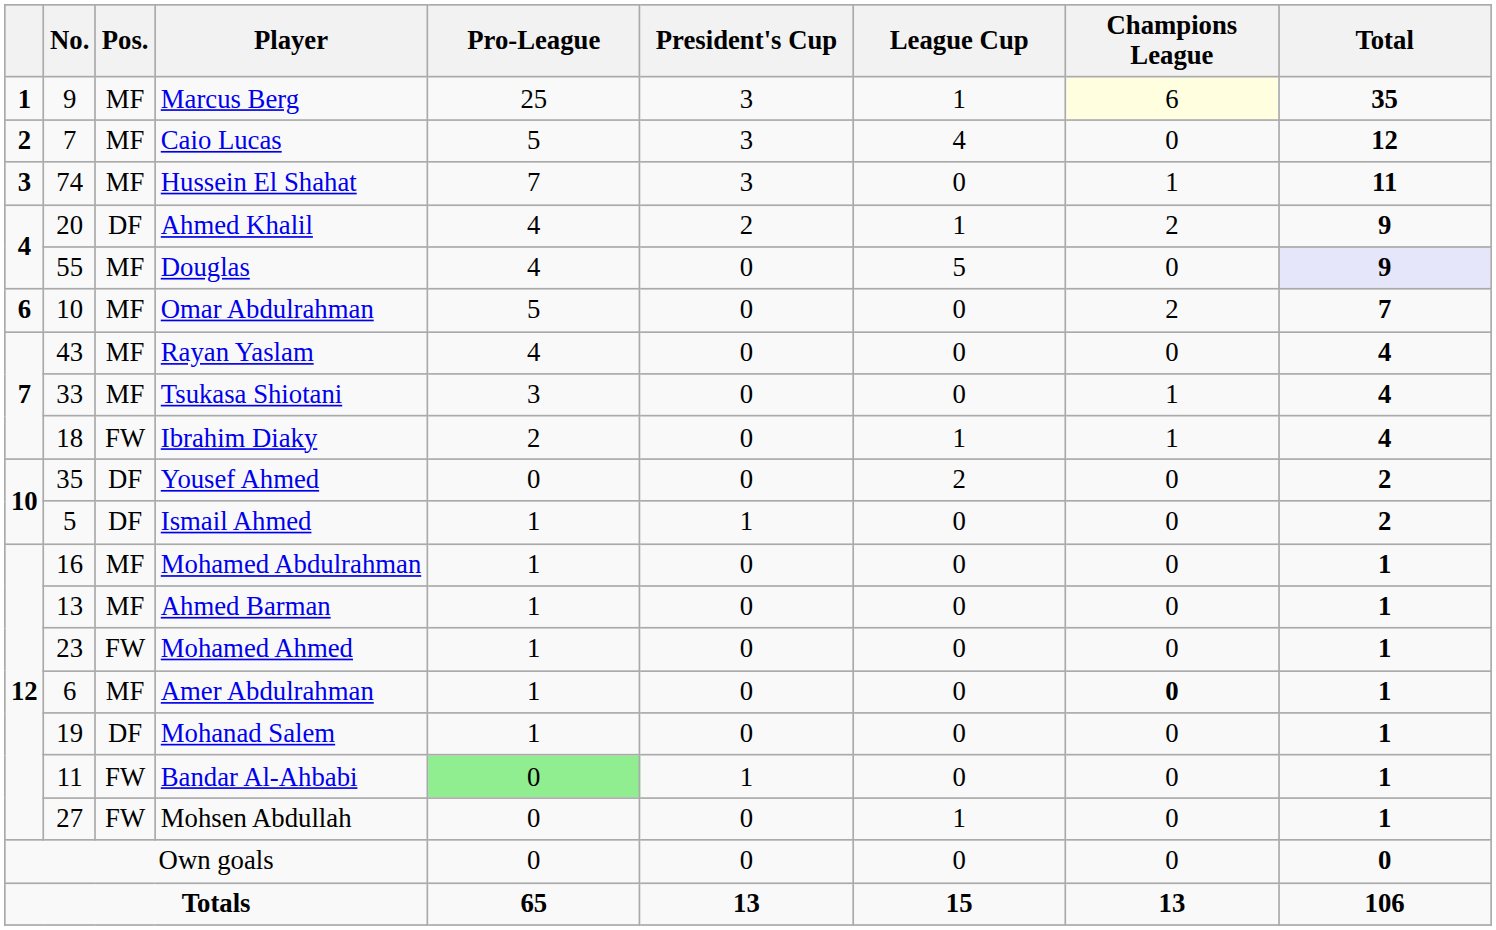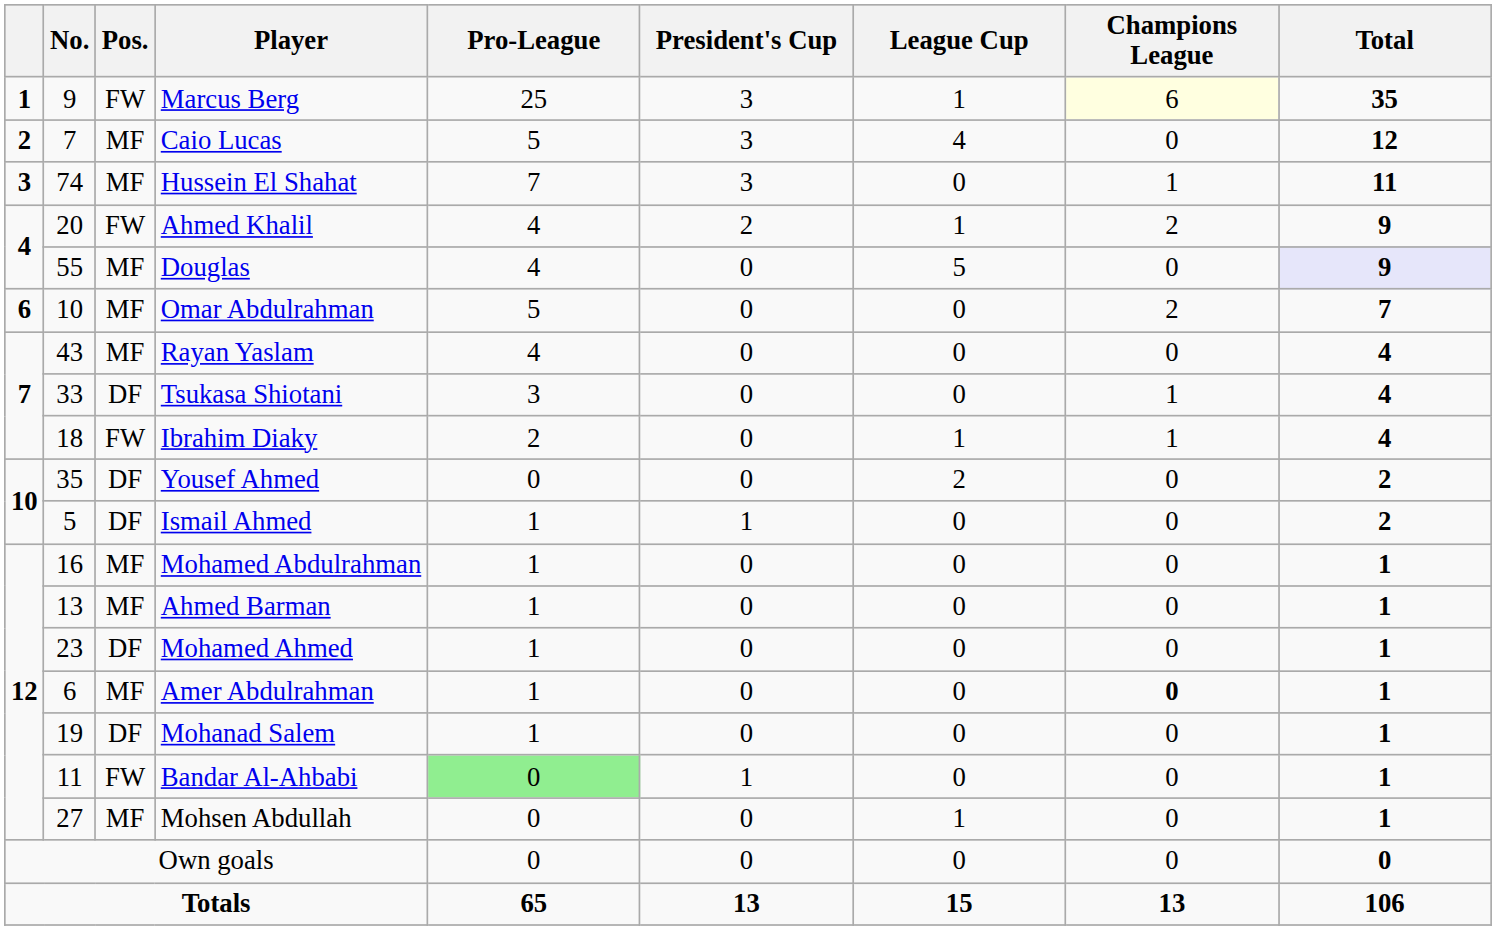(125, 98) MF -> (125, 98) FW
(125, 225) DF -> (125, 225) FW
(125, 394) MF -> (125, 394) DF
(125, 649) FW -> (125, 649) DF
(125, 818) FW -> (125, 818) MF
